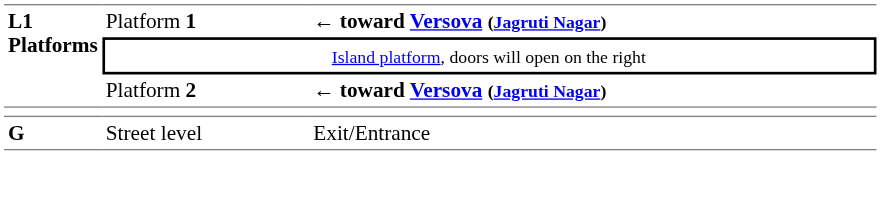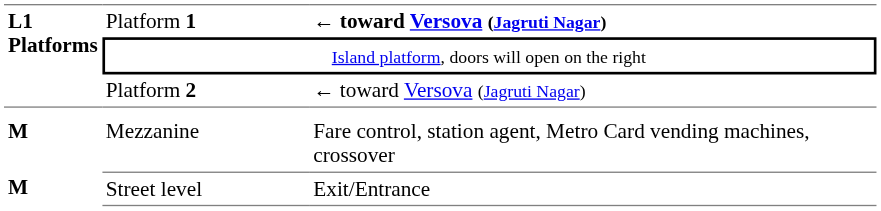(460, 90) bold -> (449, 90) normal
+ row: (152, 131)
(16, 132) G -> (18, 187) M
